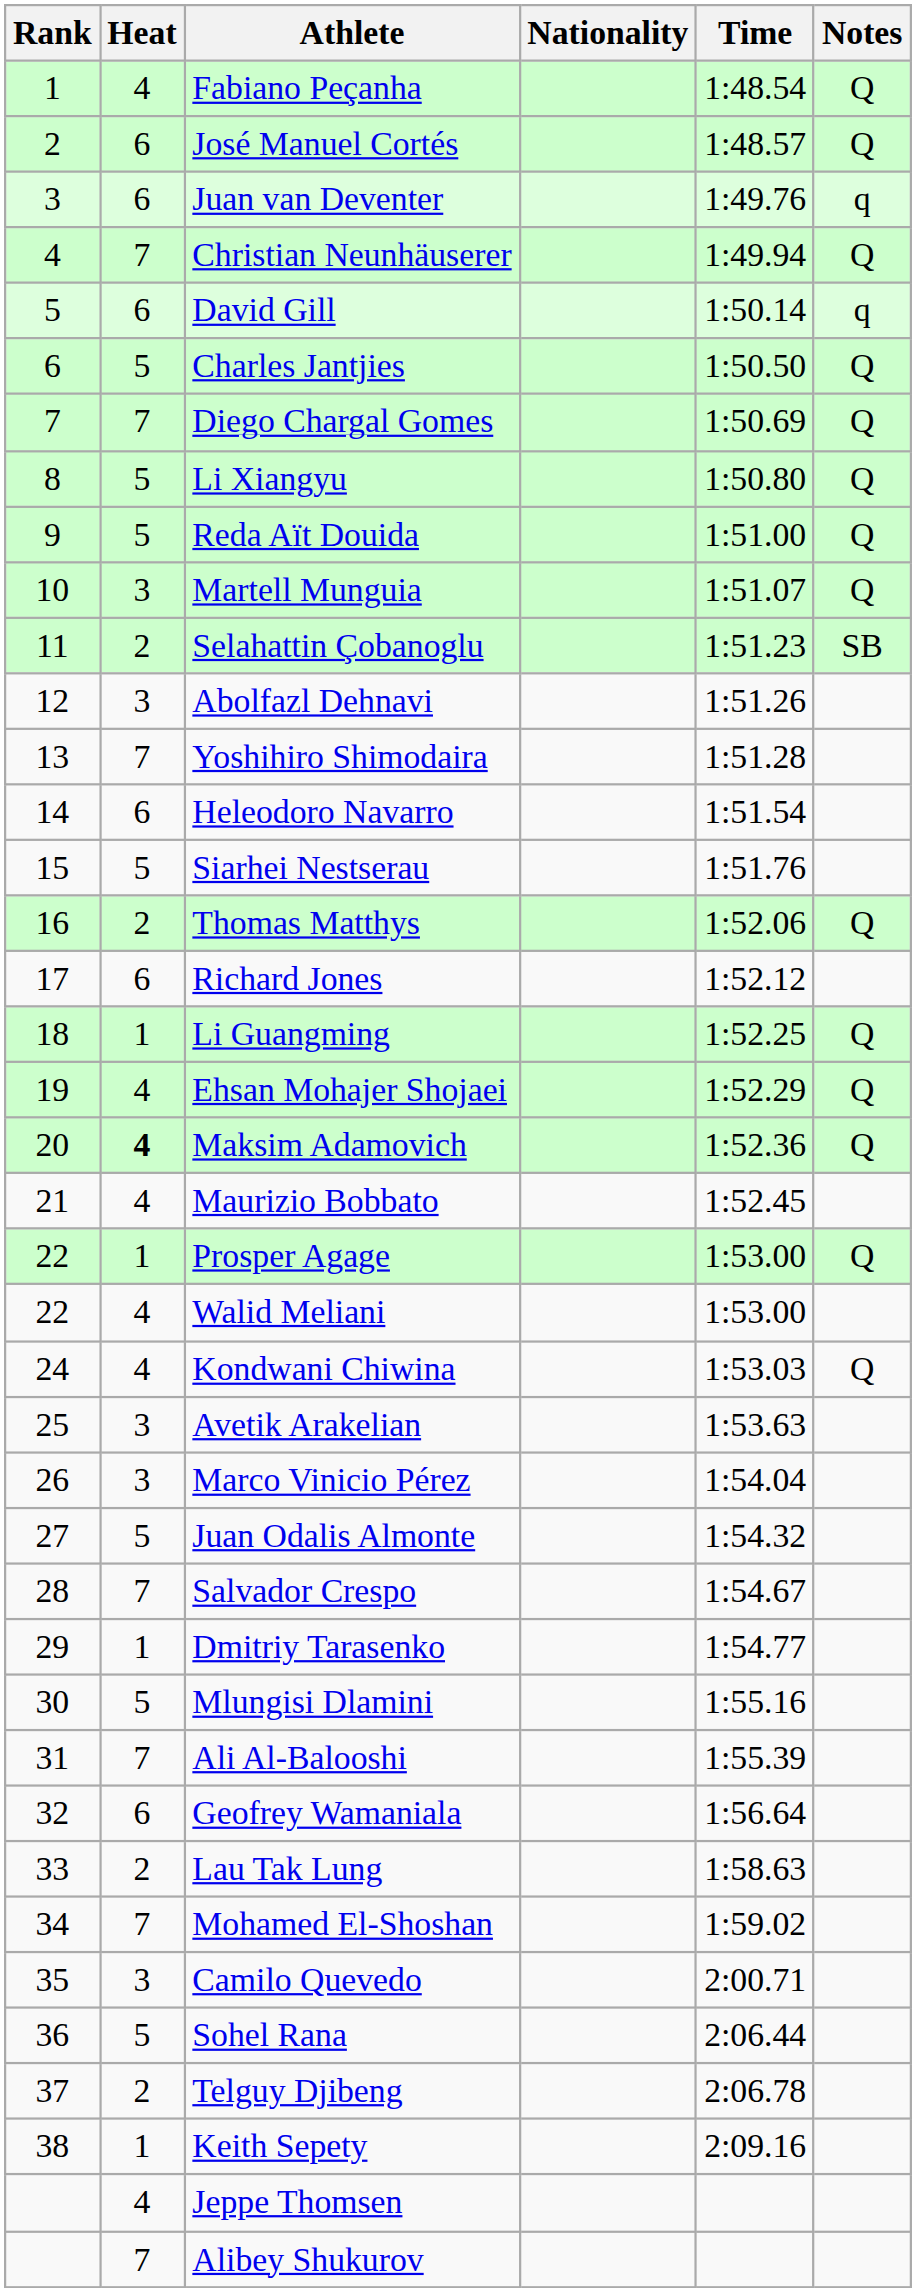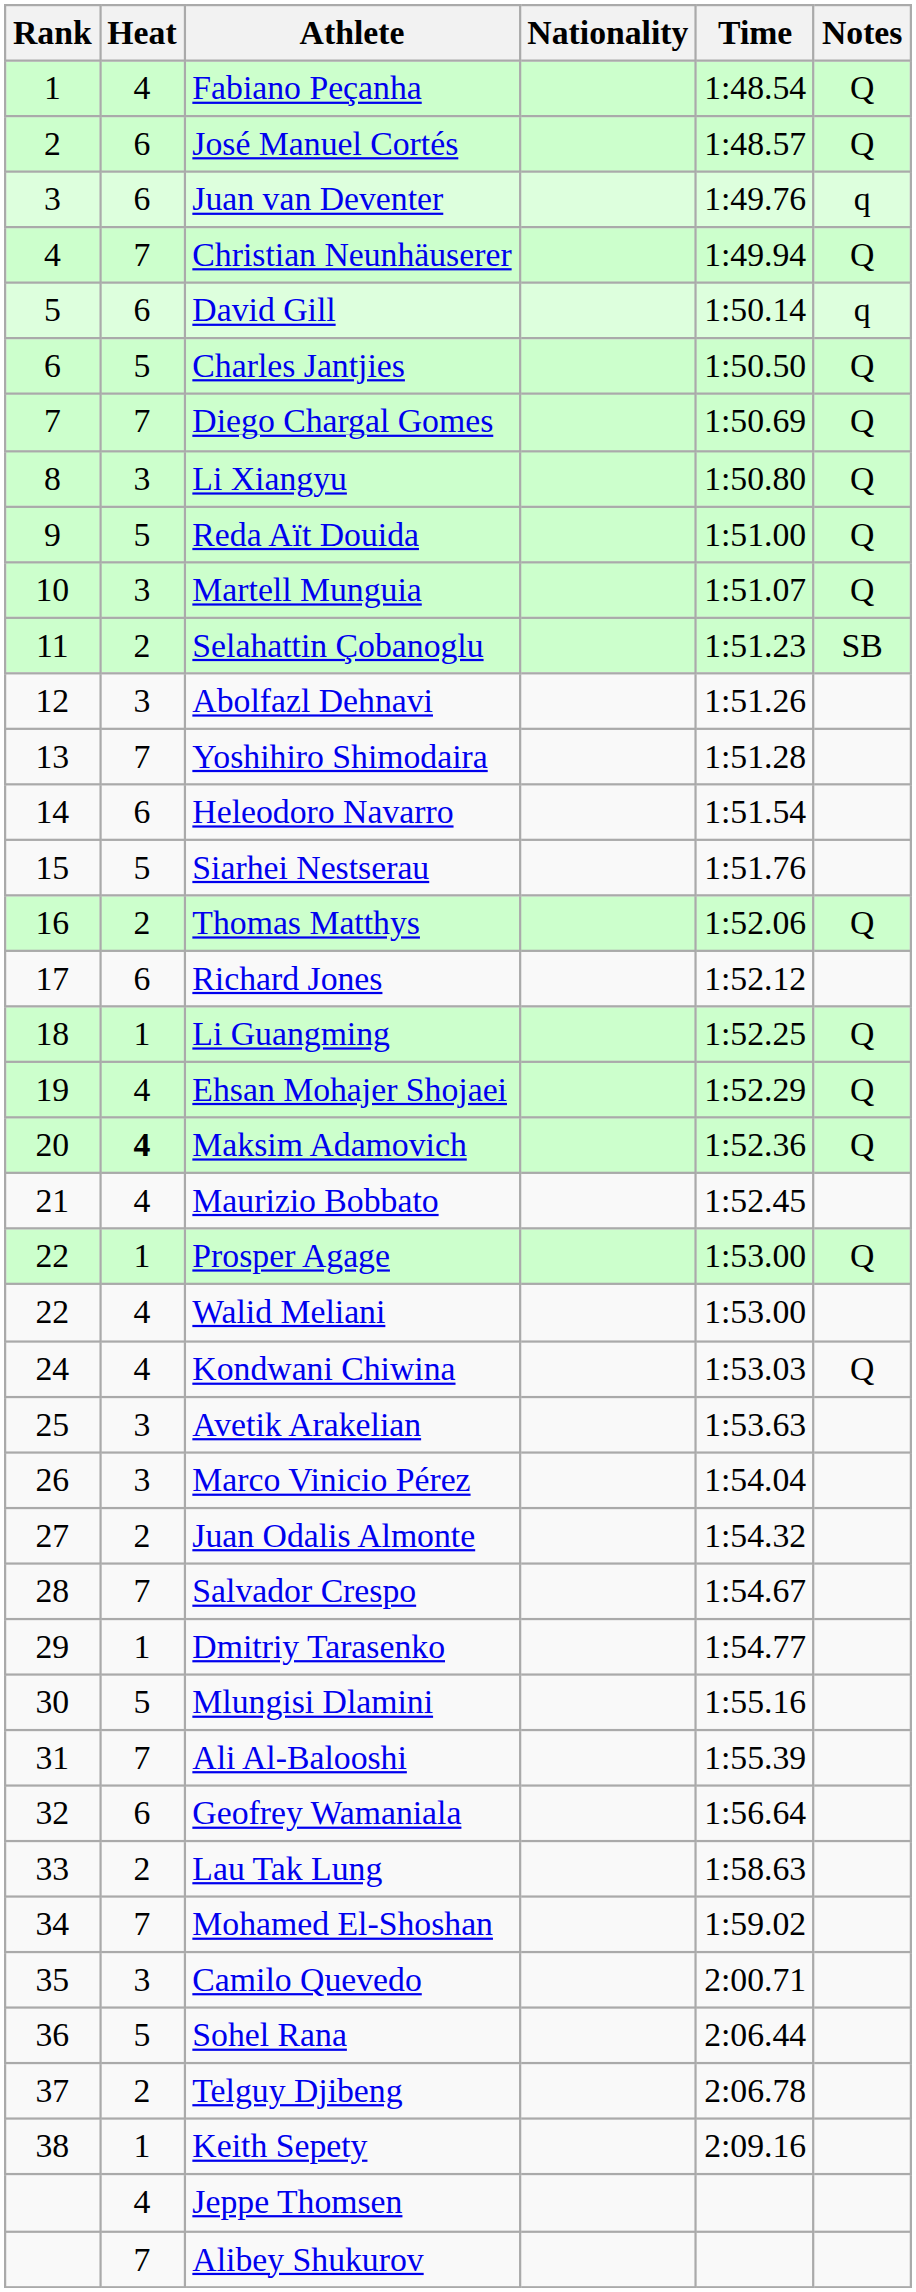(142, 477) 5 -> (142, 477) 3
(142, 1534) 5 -> (142, 1534) 2
